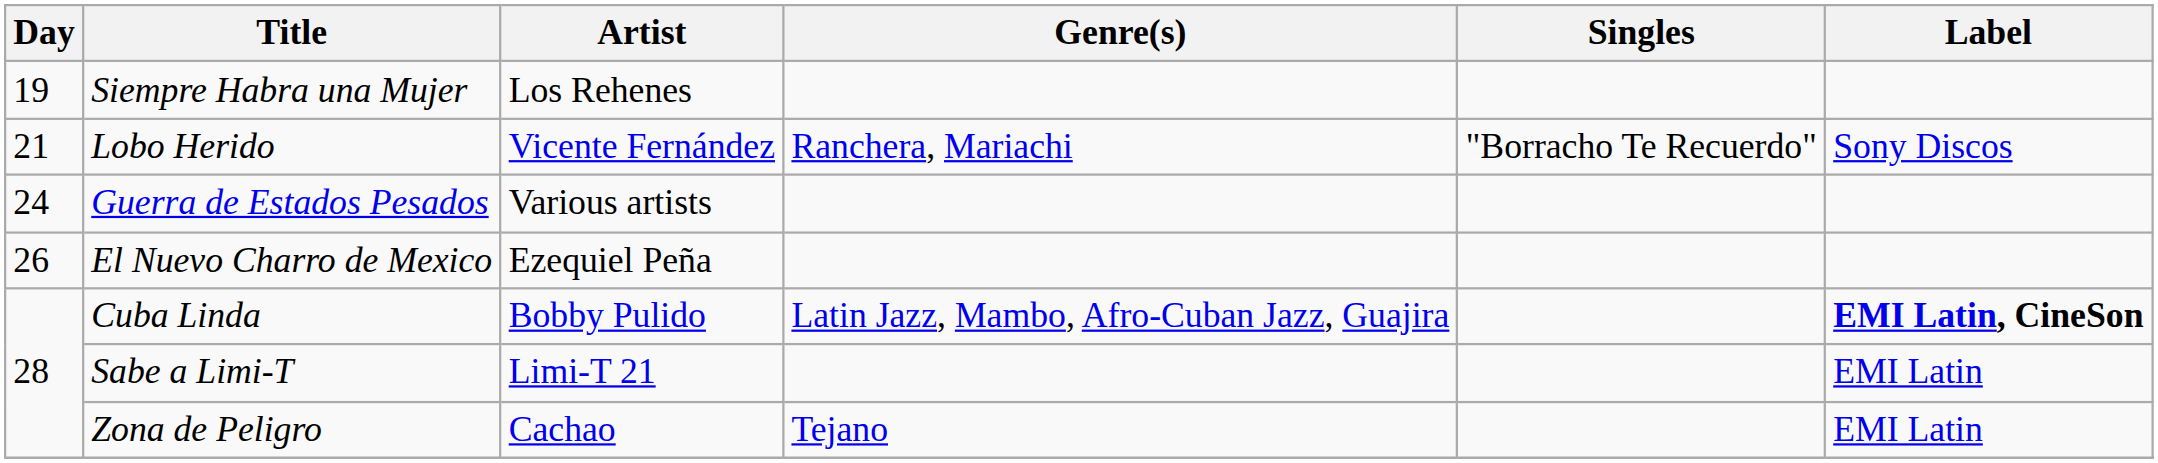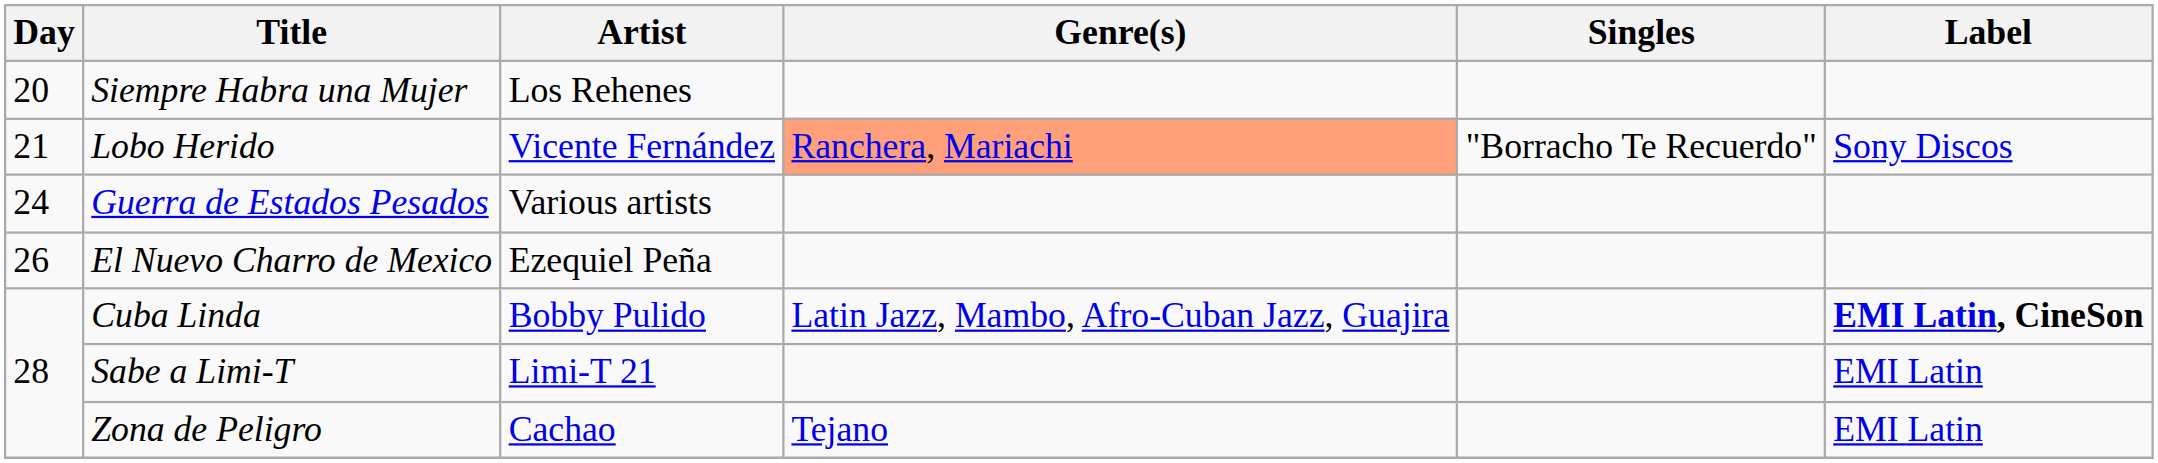(31, 89) 19 -> (31, 89) 20
(932, 145) no background -> (932, 145) lightsalmon background
